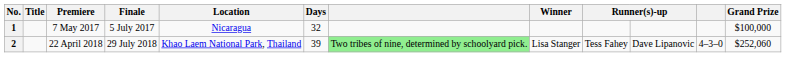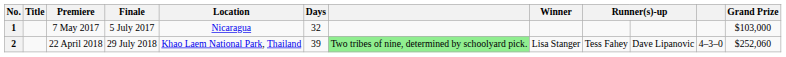(753, 28) $100,000 -> (753, 28) $103,000
